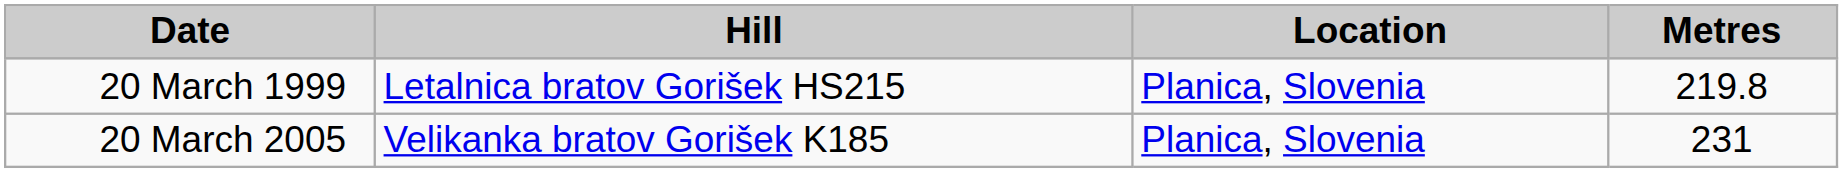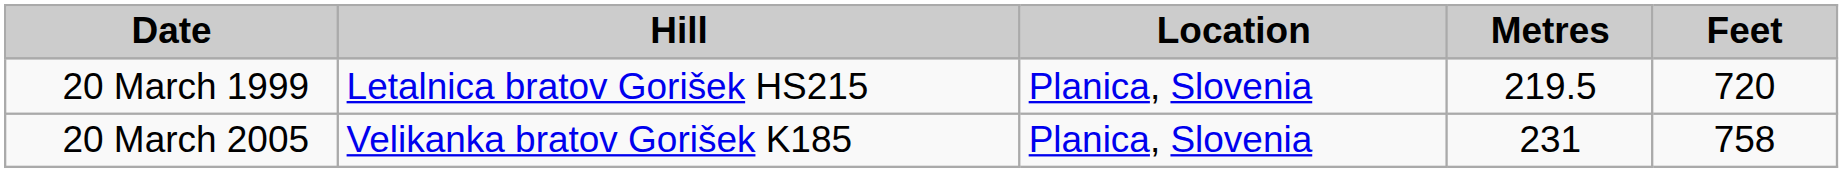+ column: (1745, 31)
(1722, 85) 219.8 -> (1550, 85) 219.5
